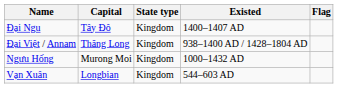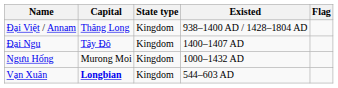rows swapped: (41, 43) <-> (24, 28)
(100, 75) normal -> (101, 75) bold
